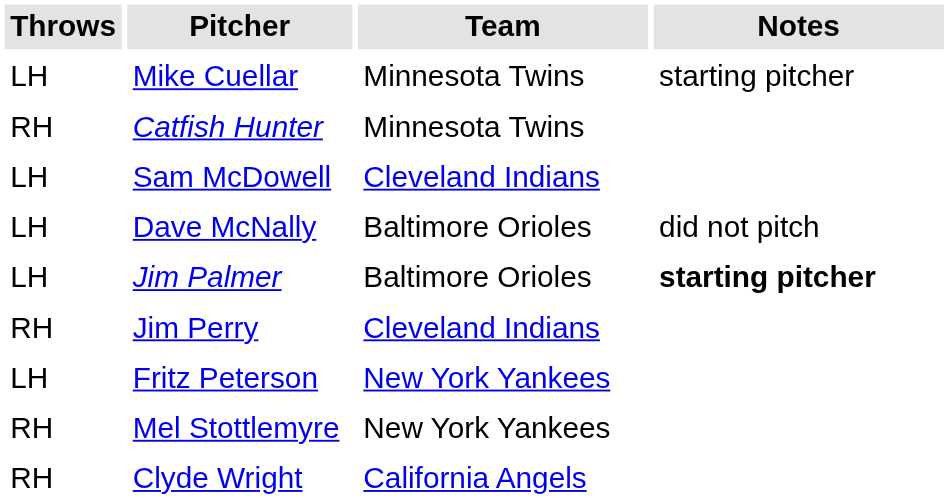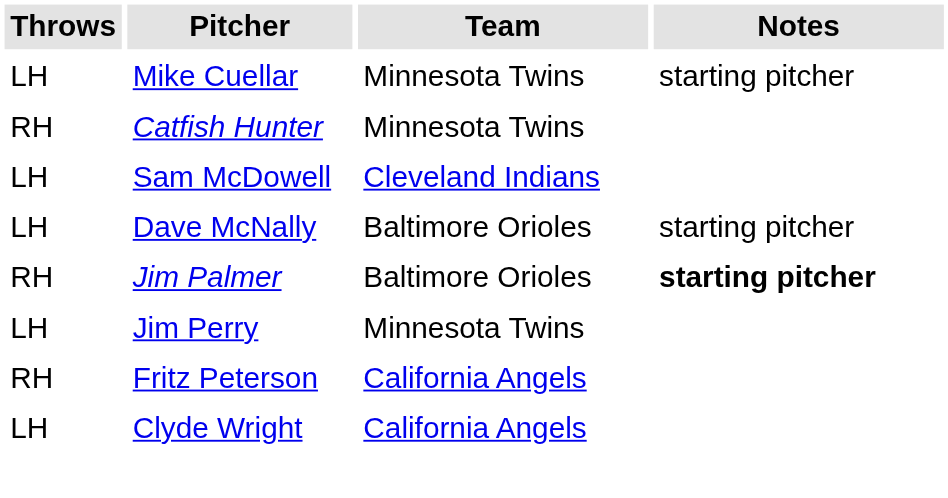(739, 227) did not pitch -> (757, 227) starting pitcher
(29, 277) LH -> (32, 277) RH
(32, 327) RH -> (29, 327) LH
(482, 327) Cleveland Indians -> (474, 327) Minnesota Twins
(29, 378) LH -> (32, 378) RH
(487, 378) New York Yankees -> (475, 378) California Angels
- row: (236, 428)
(32, 478) RH -> (29, 428) LH
